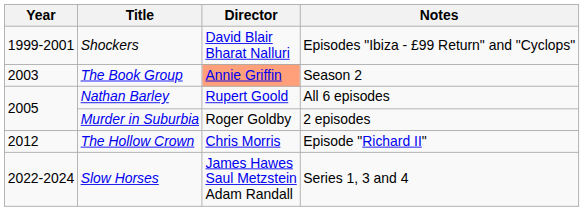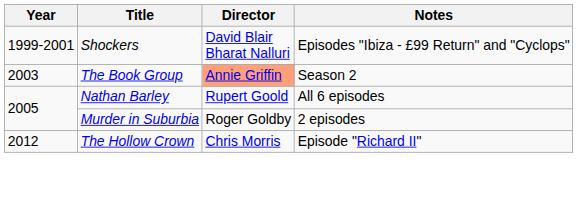- row: (120, 179)
